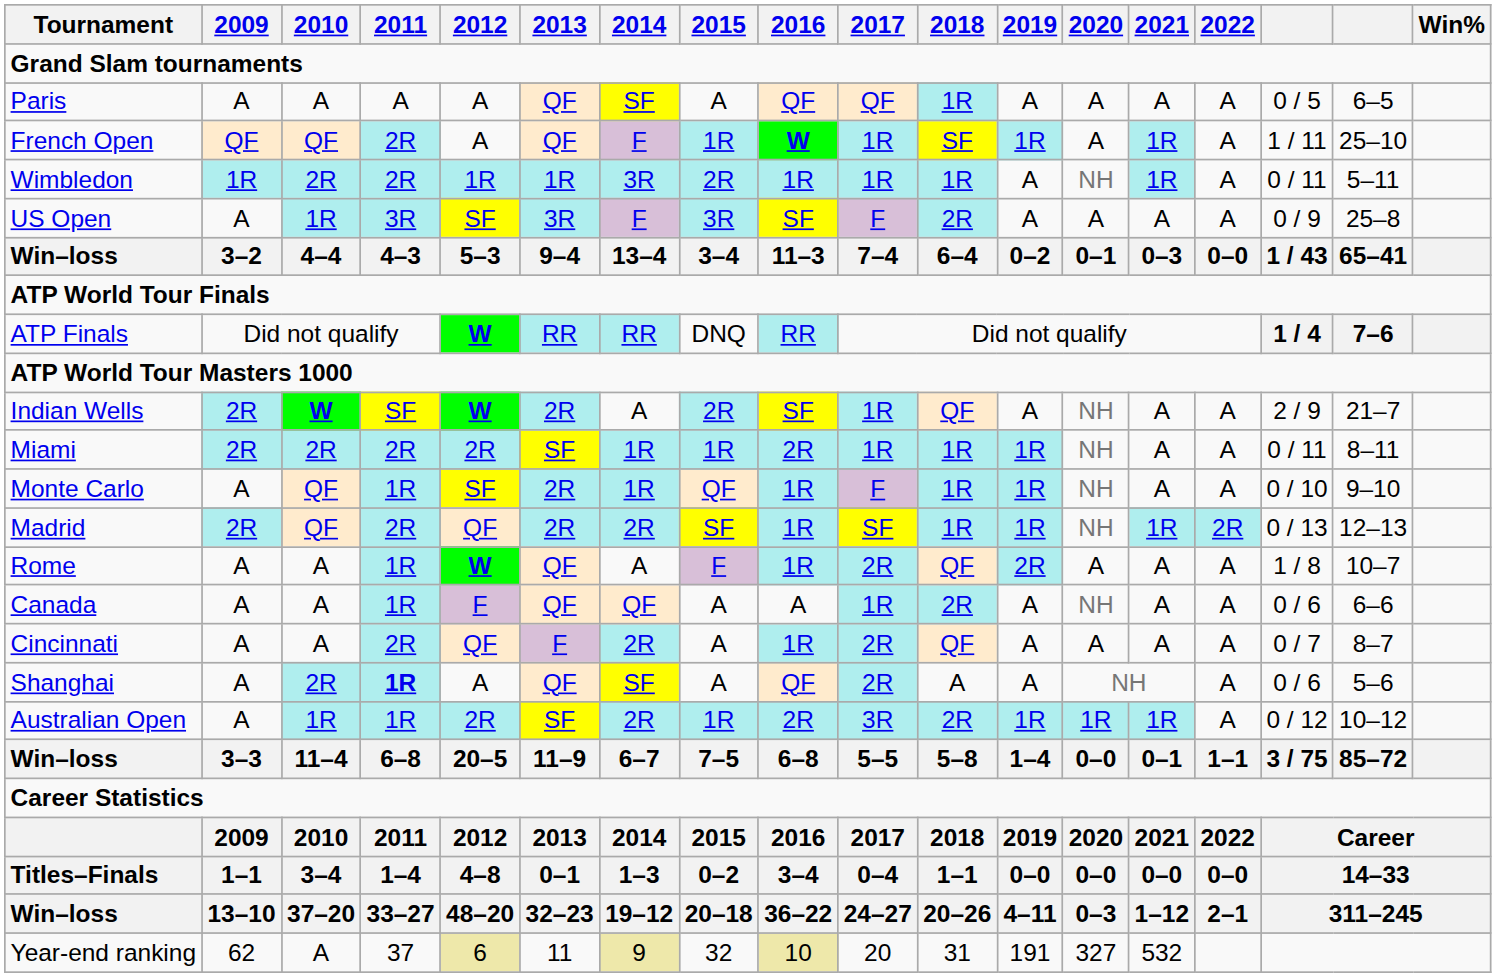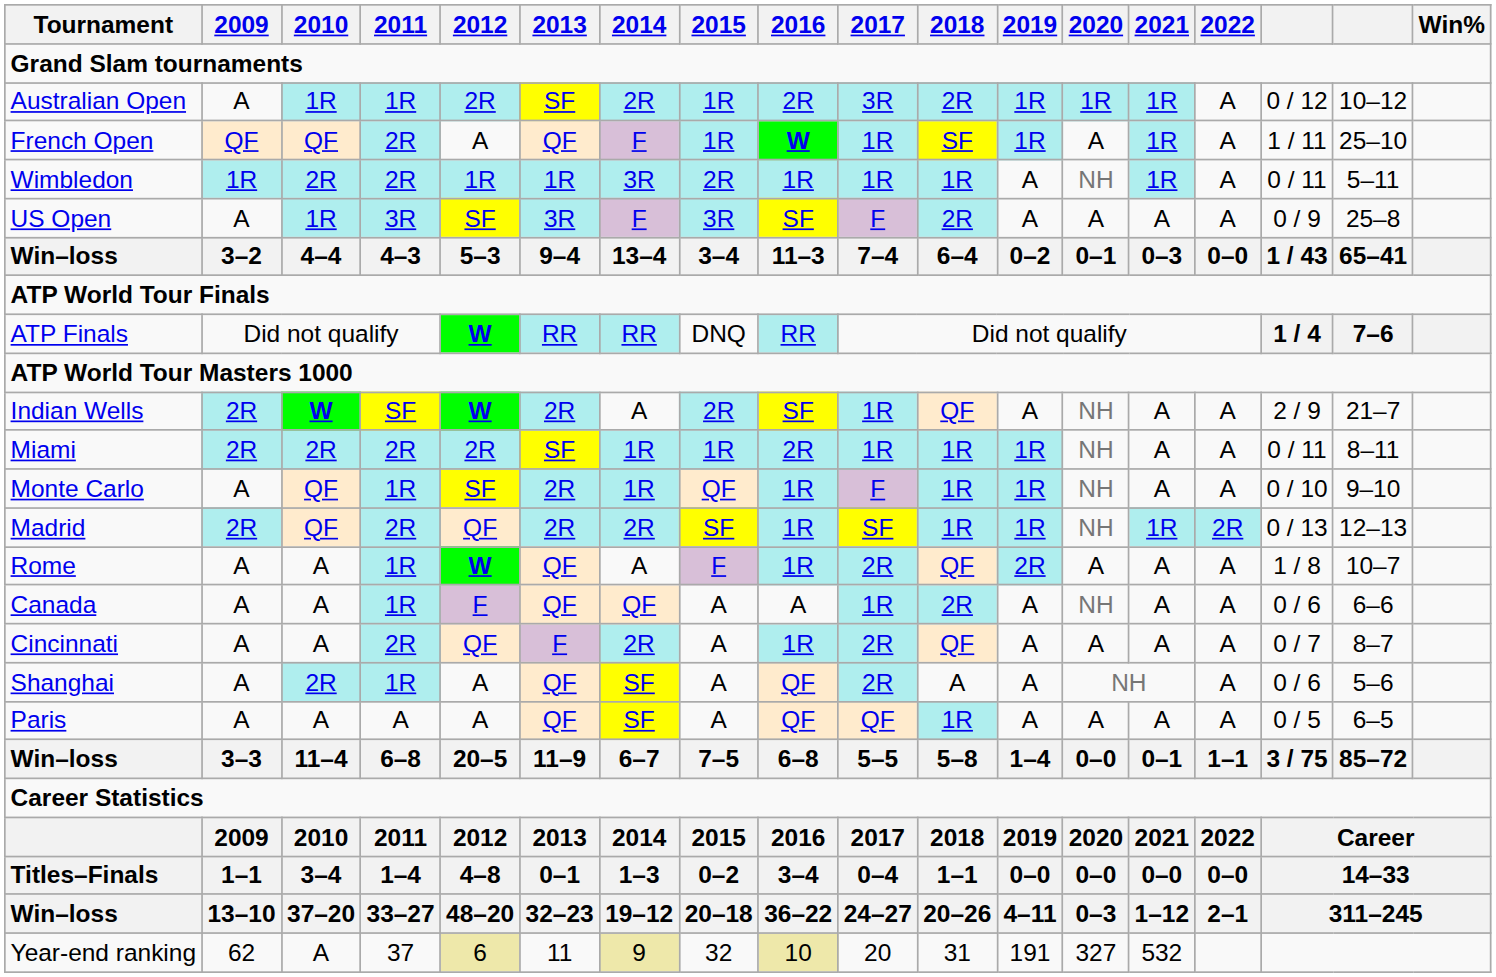rows swapped: (98, 721) <-> (38, 102)
(401, 682) bold -> (401, 682) normal
